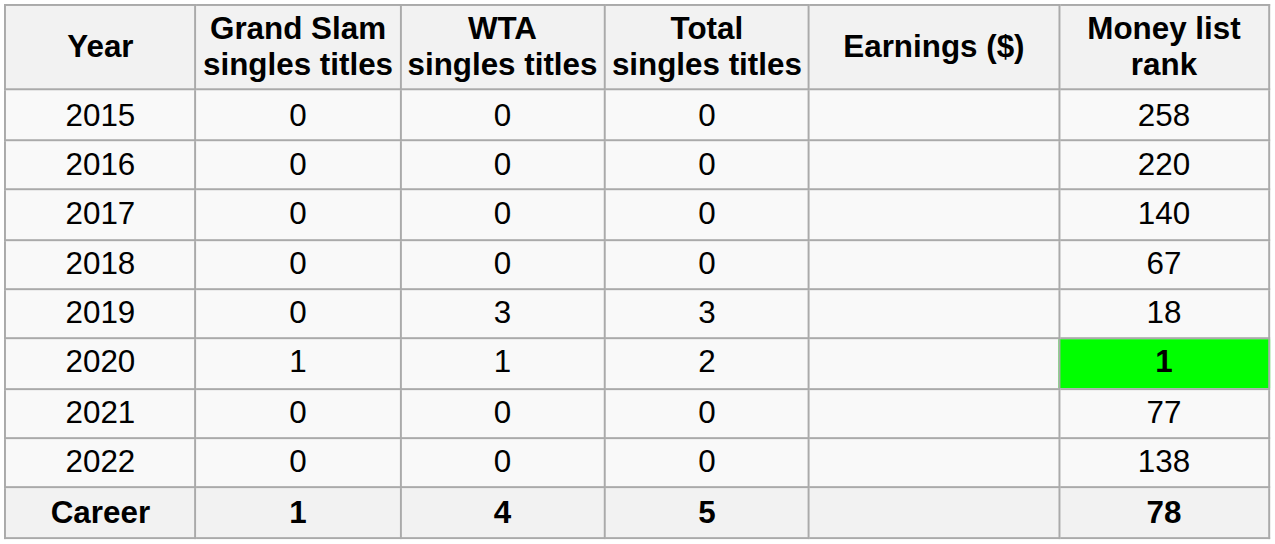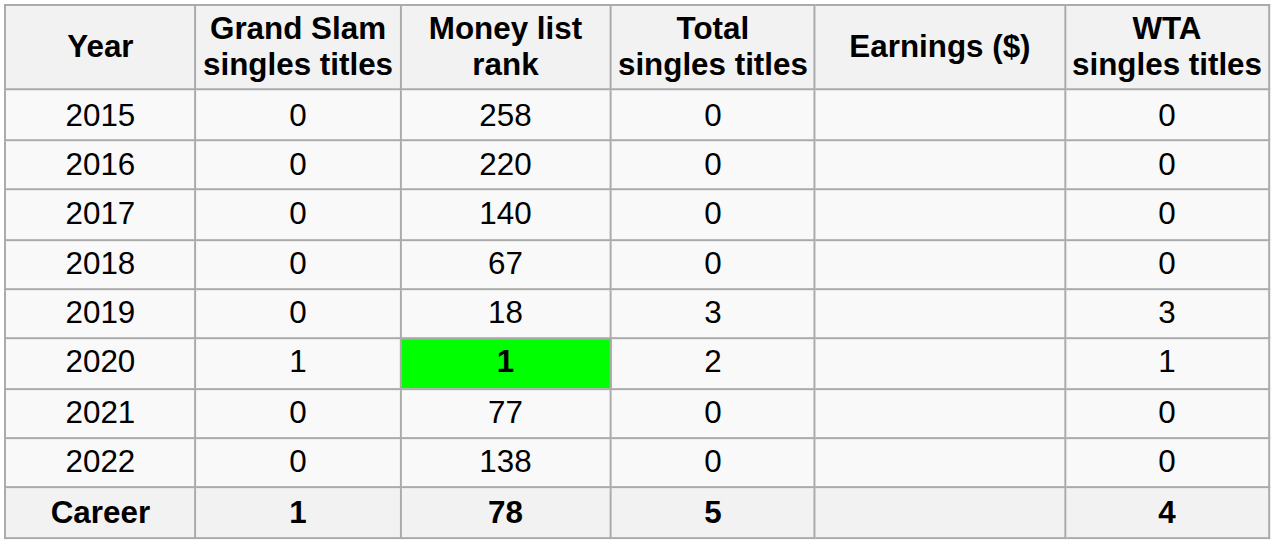columns swapped: (502, 47) <-> (1164, 47)
